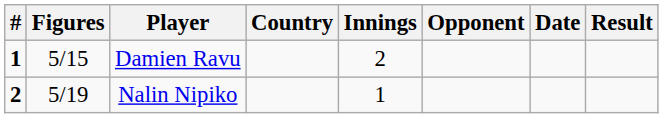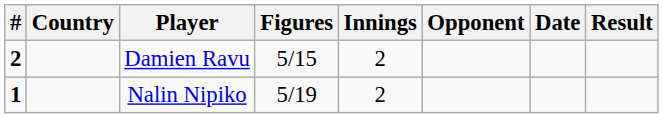columns swapped: (68, 22) <-> (292, 22)
(16, 58) 1 -> (16, 58) 2
(16, 94) 2 -> (16, 94) 1
(380, 94) 1 -> (380, 94) 2
